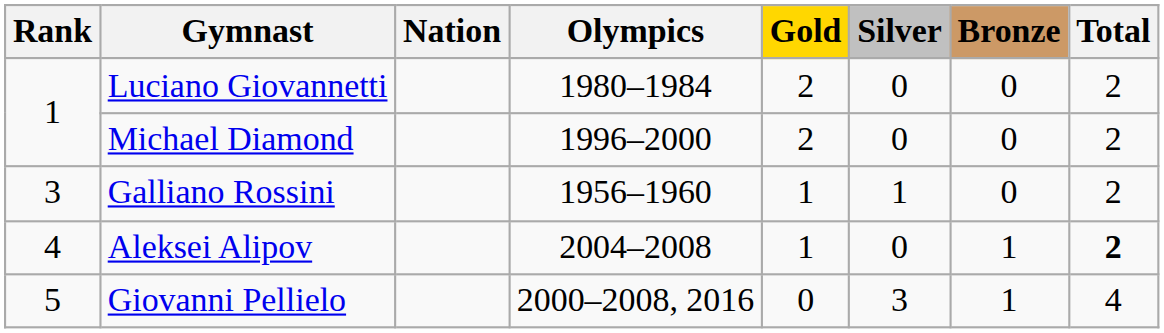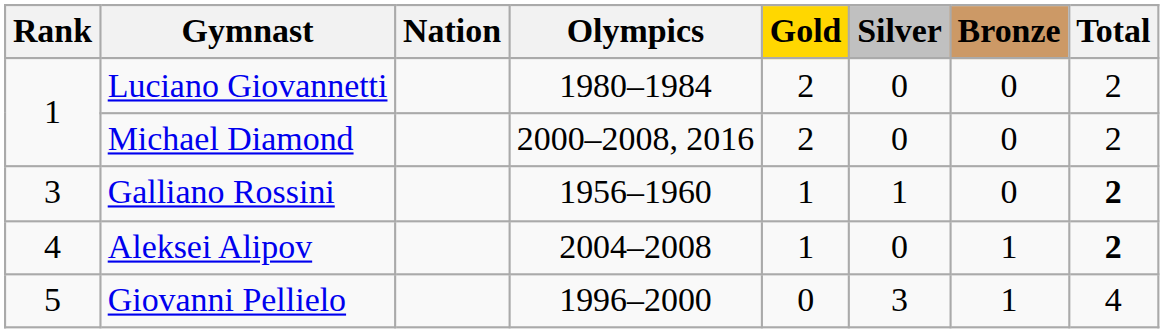(635, 138) 1996–2000 -> (635, 138) 2000–2008, 2016
(1113, 192) normal -> (1113, 192) bold
(635, 300) 2000–2008, 2016 -> (635, 300) 1996–2000
